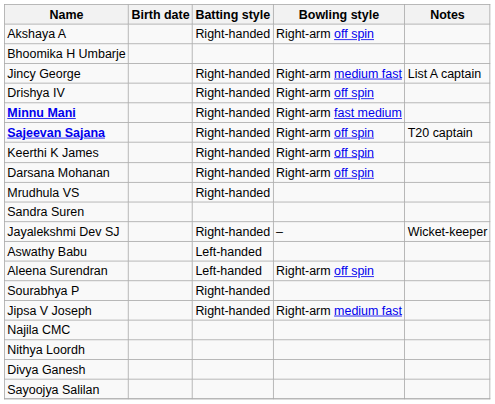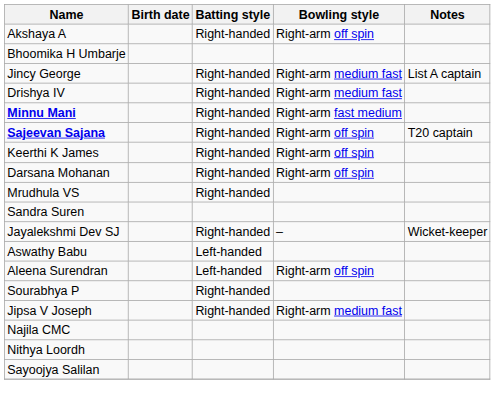(325, 93) Right-arm off spin -> (339, 93) Right-arm medium fast
- row: (46, 370)
